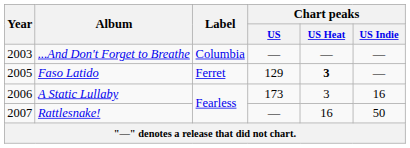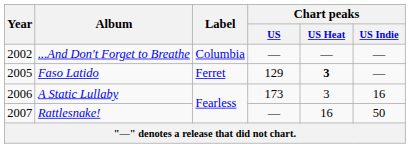(20, 53) 2003 -> (20, 53) 2002
